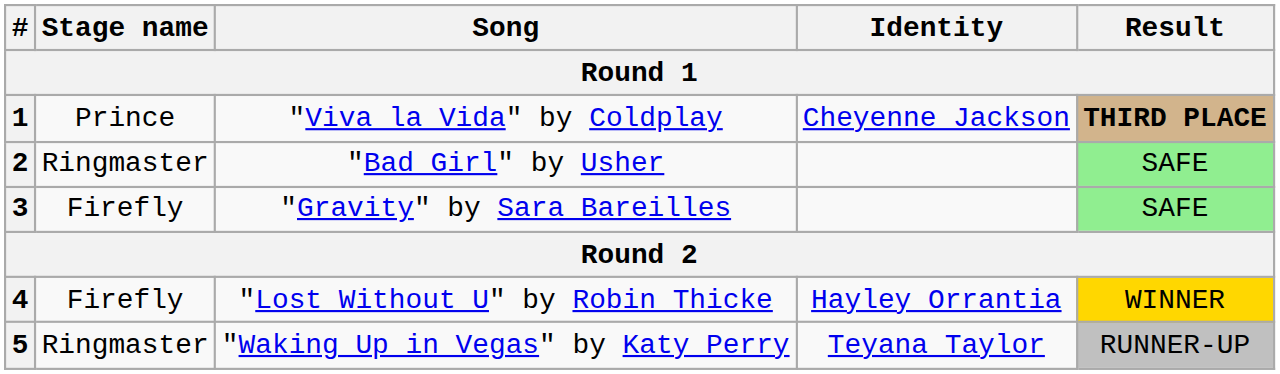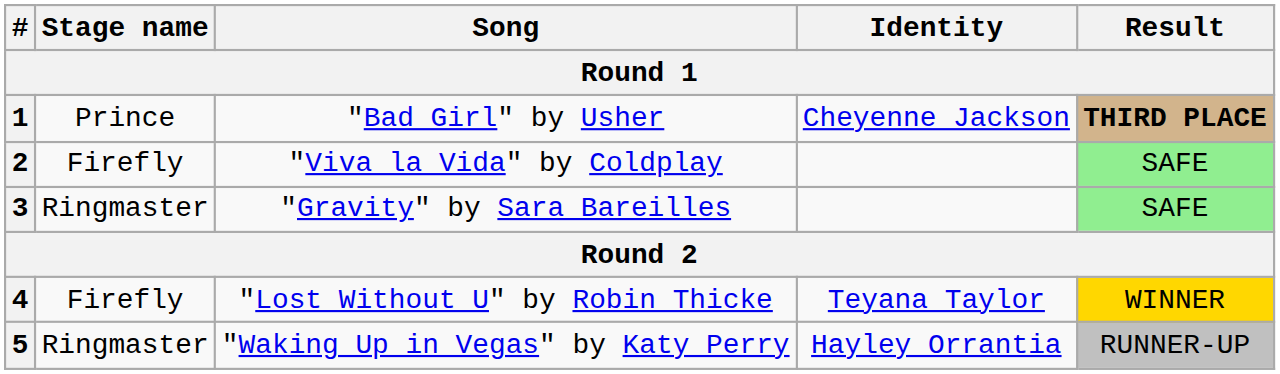(506, 118) "Viva la Vida" by Coldplay -> (506, 118) "Bad Girl" by Usher
(125, 164) Ringmaster -> (125, 164) Firefly
(506, 164) "Bad Girl" by Usher -> (506, 164) "Viva la Vida" by Coldplay
(125, 209) Firefly -> (125, 209) Ringmaster
(936, 300) Hayley Orrantia -> (936, 300) Teyana Taylor
(936, 345) Teyana Taylor -> (936, 345) Hayley Orrantia
